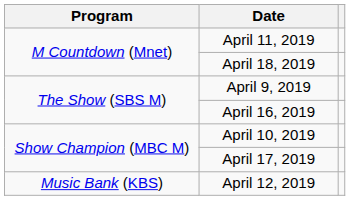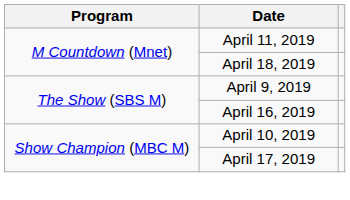- row: (269, 183)
